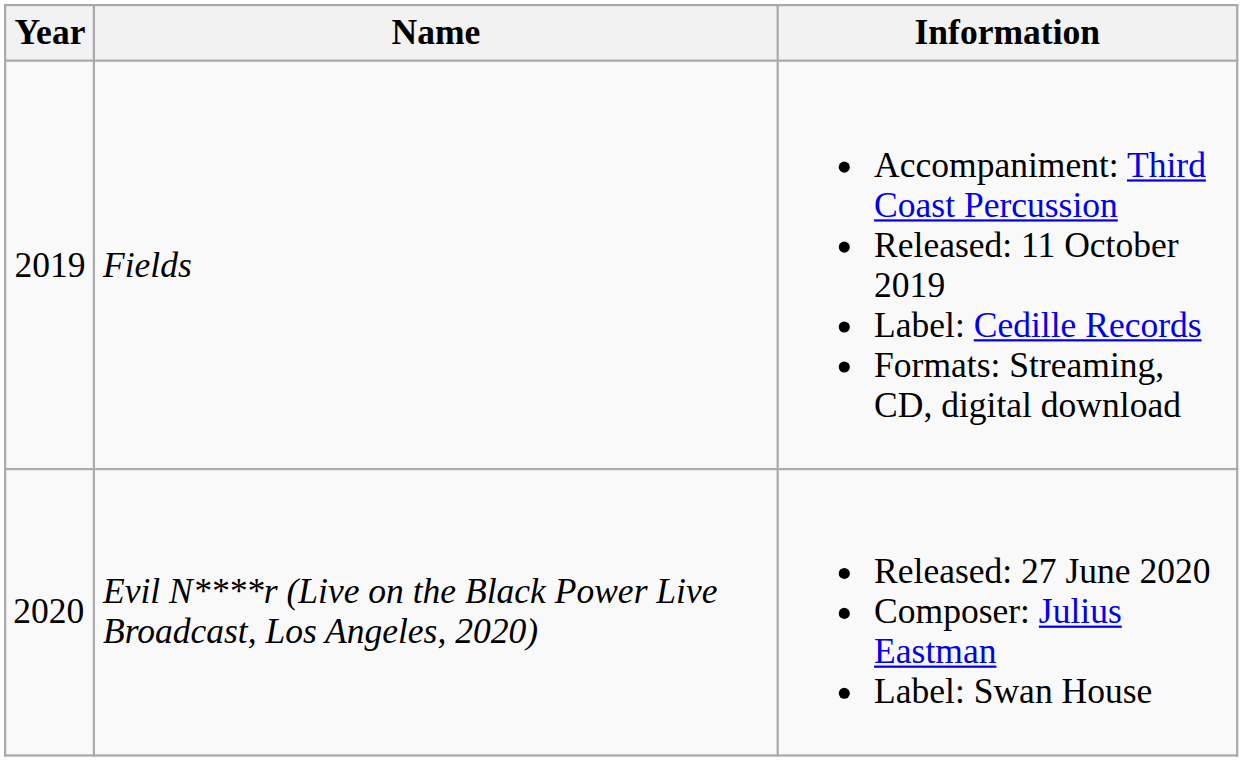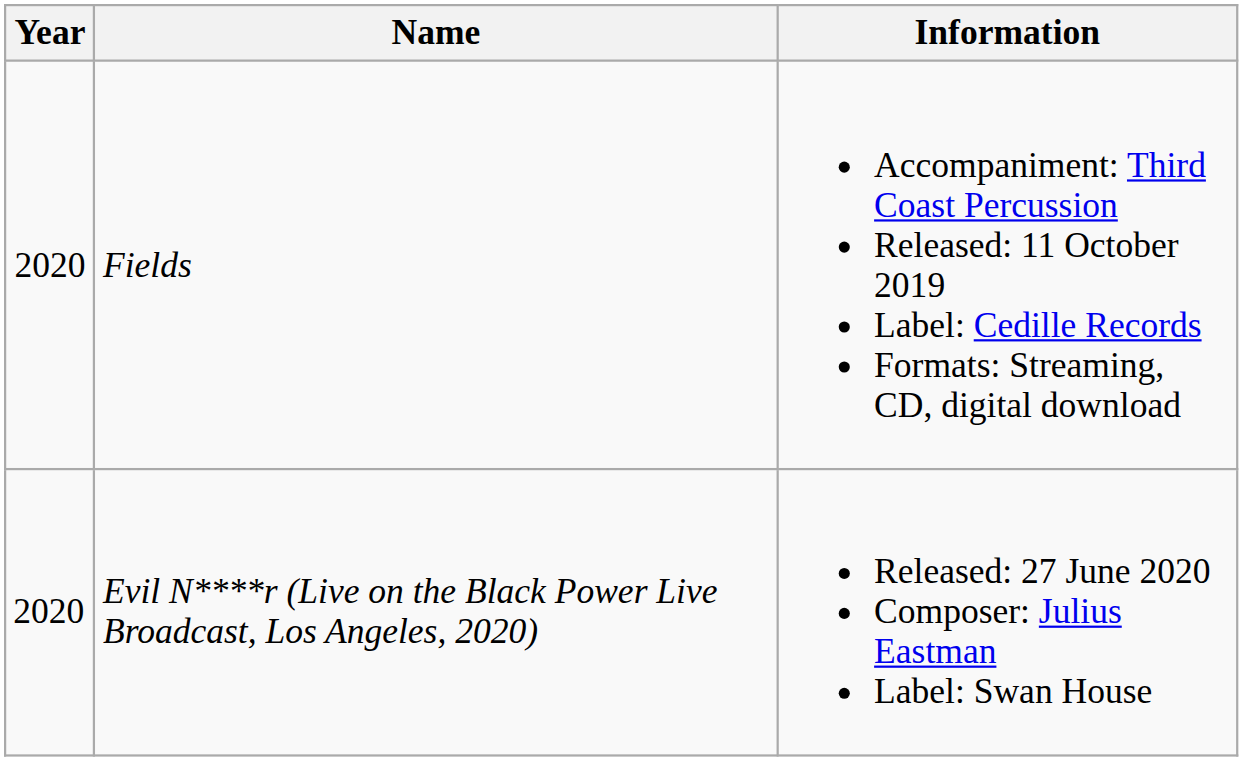(50, 264) 2019 -> (50, 264) 2020
